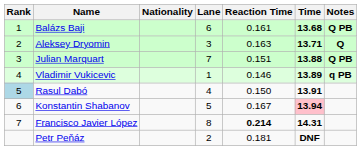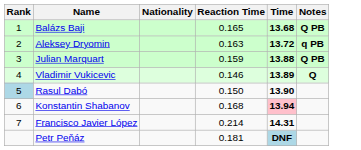- column: (209, 12)
(259, 28) 0.161 -> (231, 28) 0.165
(310, 43) 13.71 -> (282, 43) 13.72
(340, 43) Q -> (313, 43) q PB
(259, 59) 0.151 -> (231, 59) 0.159
(340, 75) q PB -> (313, 75) Q
(310, 91) 13.91 -> (282, 91) 13.90
(259, 106) 0.167 -> (231, 106) 0.168
(259, 122) bold -> (231, 122) normal
(310, 138) no background -> (282, 138) lightblue background
